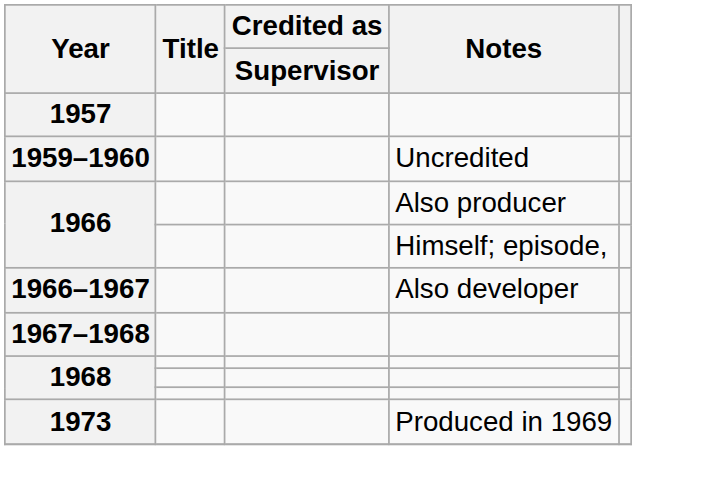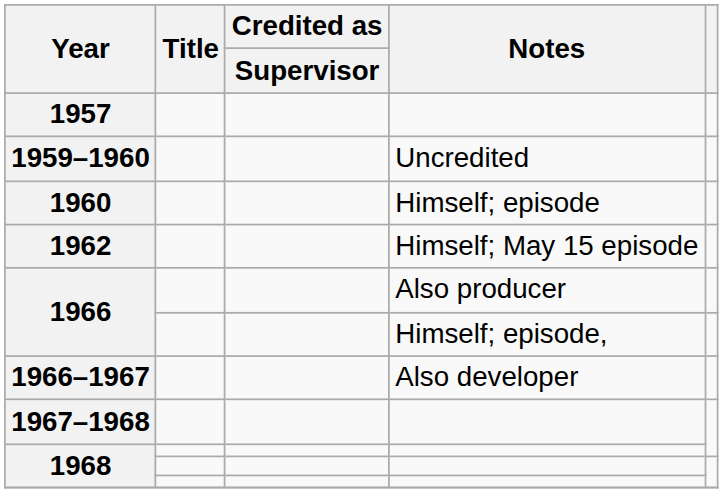+ row: (81, 202)
+ row: (81, 245)
- row: (81, 421)
